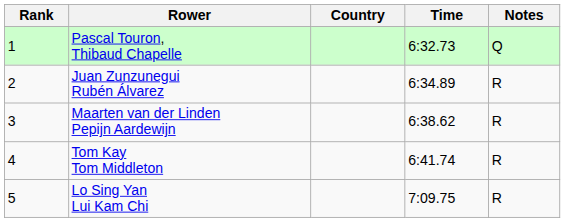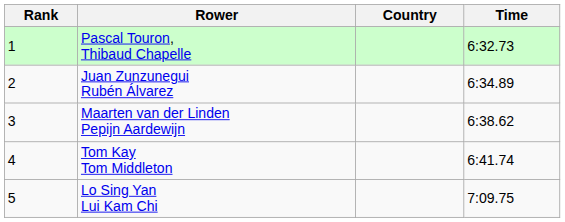- column: (524, 15)
